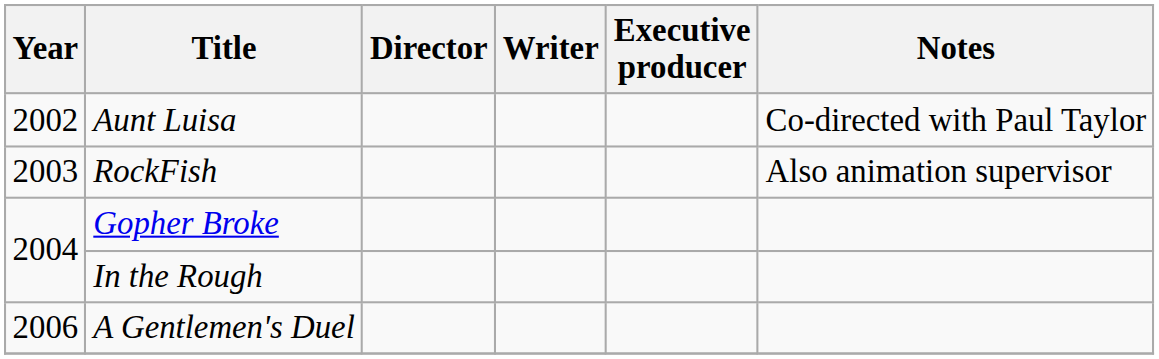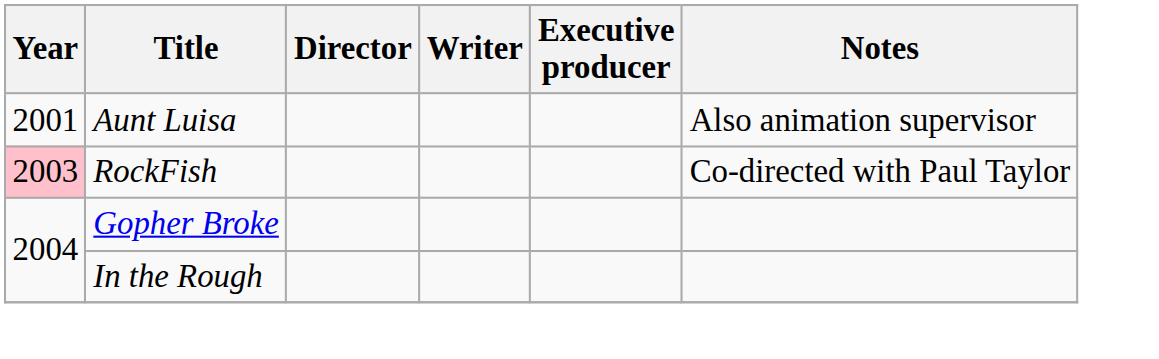(45, 119) 2002 -> (45, 119) 2001
(956, 119) Co-directed with Paul Taylor -> (863, 119) Also animation supervisor
(45, 171) no background -> (45, 171) pink background
(939, 171) Also animation supervisor -> (880, 171) Co-directed with Paul Taylor
- row: (224, 327)
